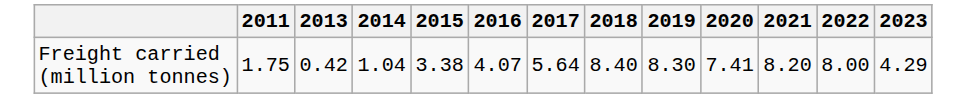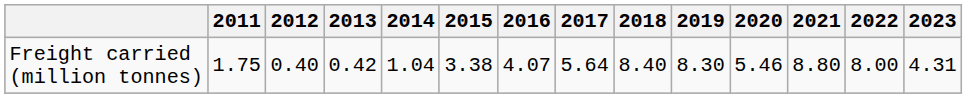+ column: (295, 21)
(730, 66) 7.41 -> (759, 66) 5.46
(788, 66) 8.20 -> (817, 66) 8.80
(904, 66) 4.29 -> (933, 66) 4.31
